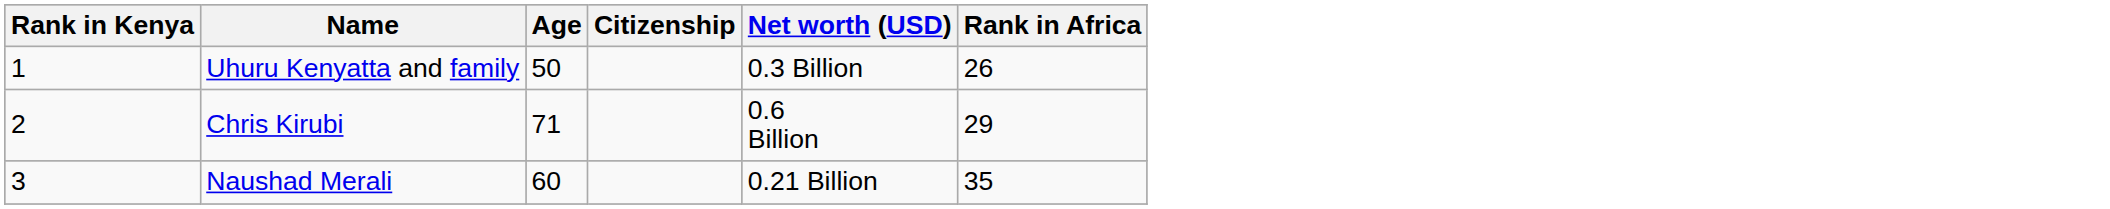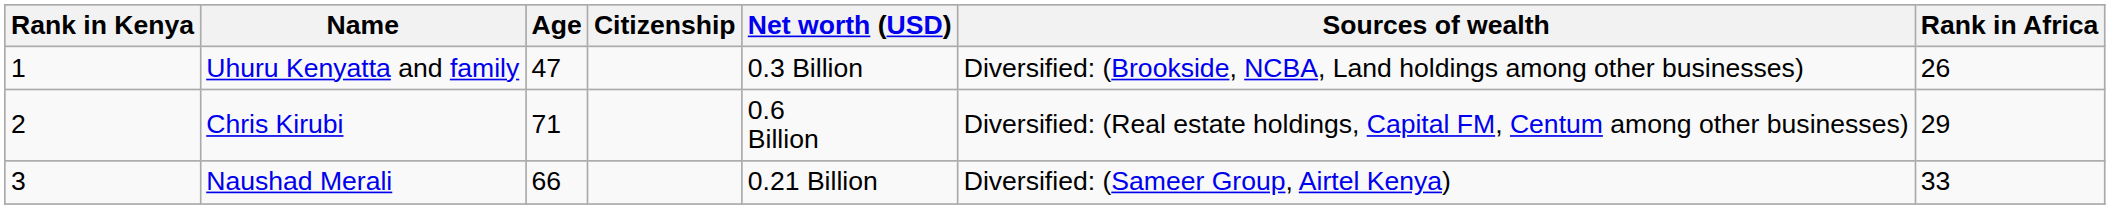+ column: (1436, 25)
(546, 67) 50 -> (546, 67) 47
(546, 181) 60 -> (546, 181) 66
(978, 181) 35 -> (1936, 181) 33
